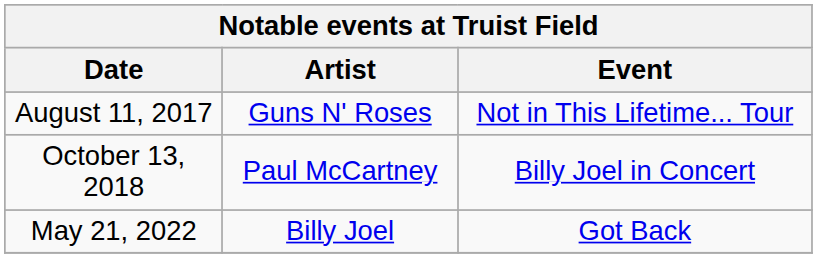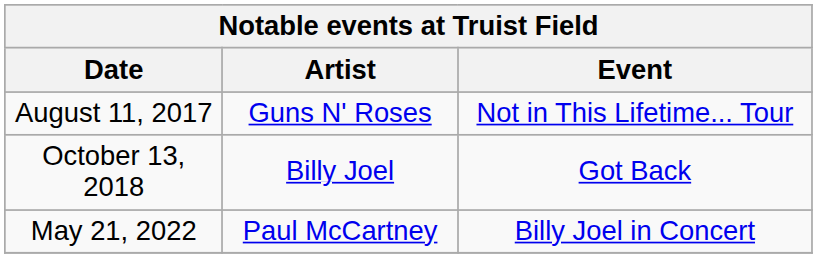(340, 171) Paul McCartney -> (340, 171) Billy Joel
(635, 171) Billy Joel in Concert -> (635, 171) Got Back
(340, 230) Billy Joel -> (340, 230) Paul McCartney
(635, 230) Got Back -> (635, 230) Billy Joel in Concert
